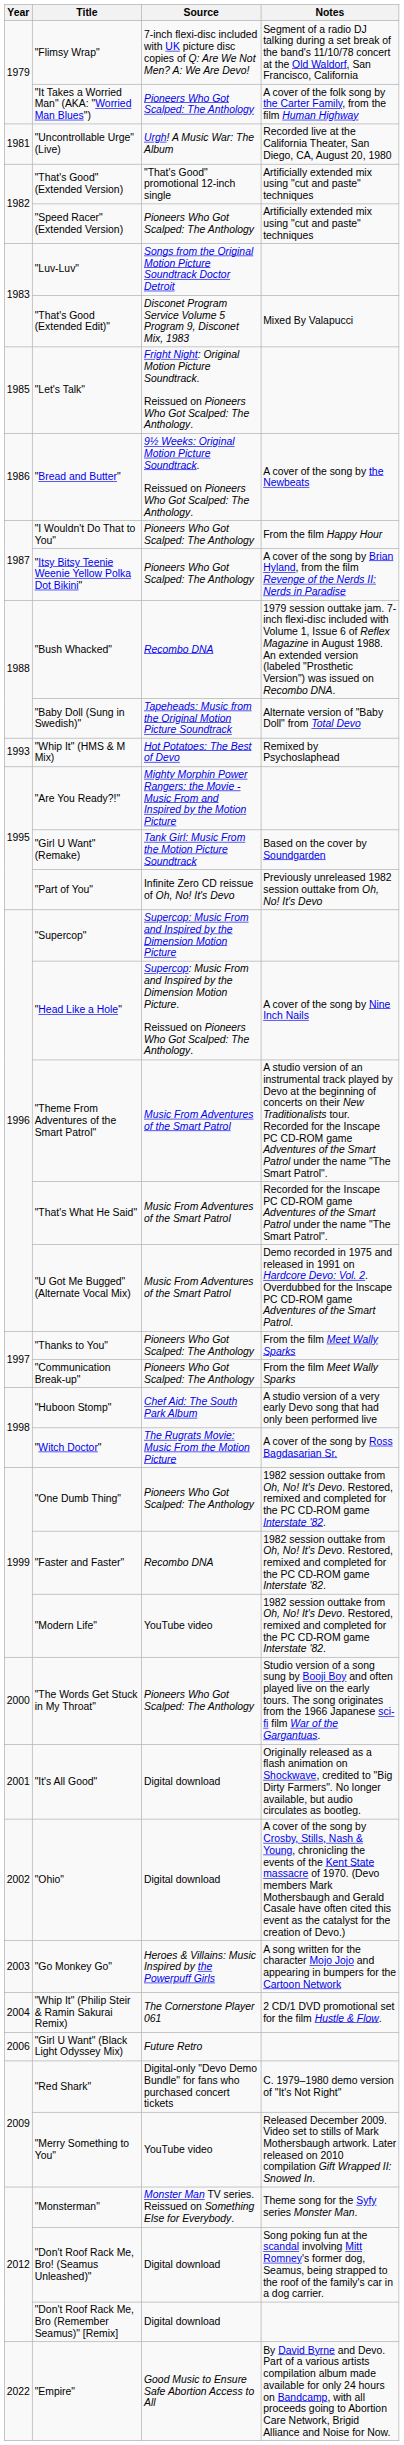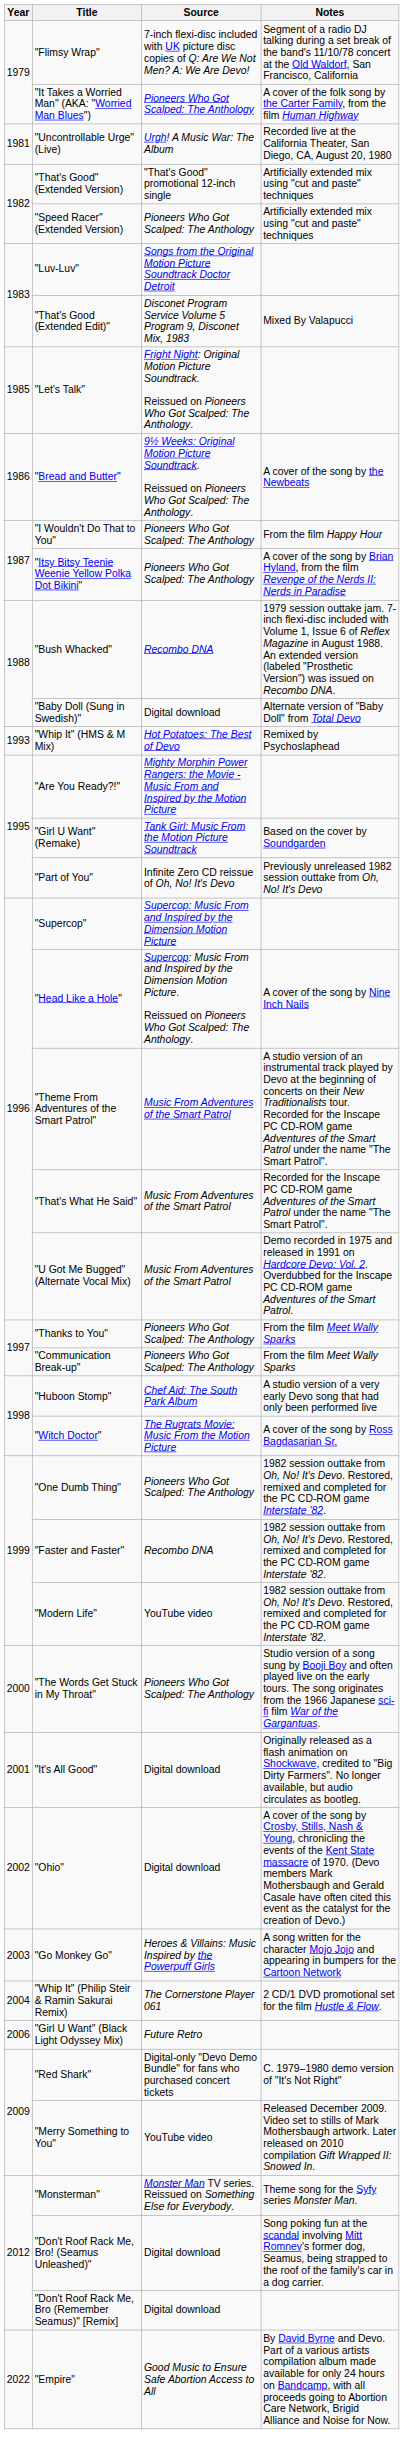(198, 718) Tapeheads: Music from the Original Motion Picture Soundtrack -> (182, 712) Digital download
